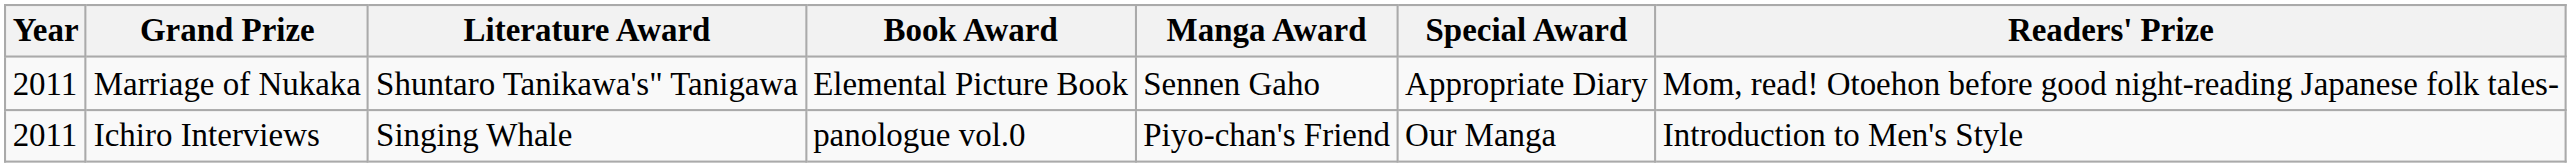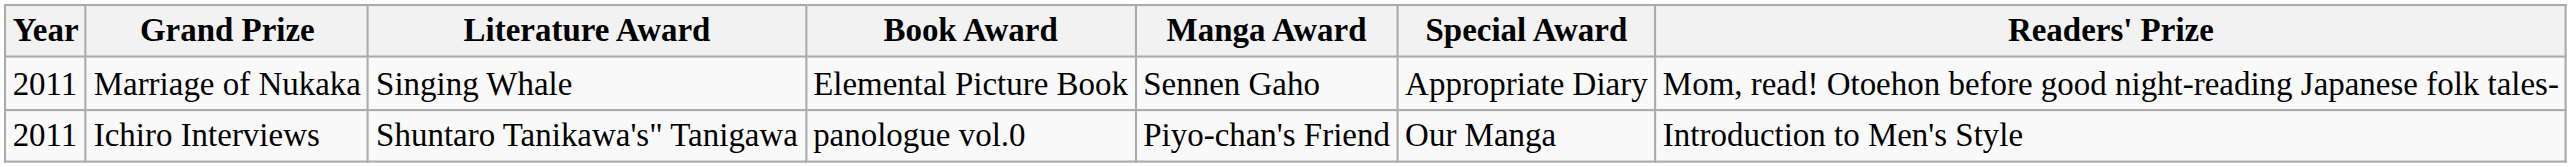(587, 82) Shuntaro Tanikawa's" Tanigawa -> (474, 82) Singing Whale
(474, 135) Singing Whale -> (587, 135) Shuntaro Tanikawa's" Tanigawa
